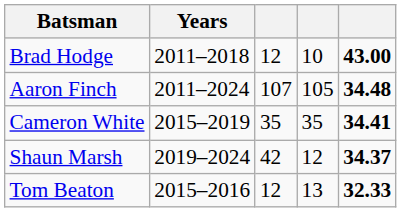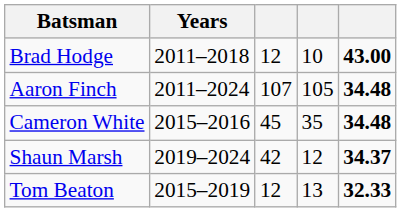(202, 122) 2015–2019 -> (202, 122) 2015–2016
(271, 122) 35 -> (271, 122) 45
(367, 122) 34.41 -> (367, 122) 34.48
(202, 190) 2015–2016 -> (202, 190) 2015–2019
